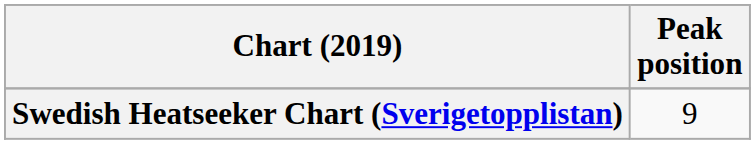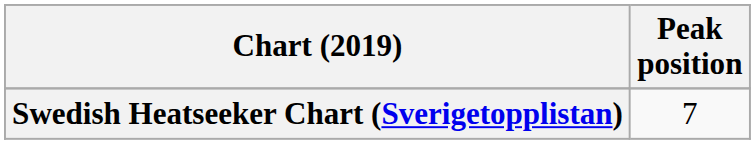(690, 113) 9 -> (690, 113) 7
